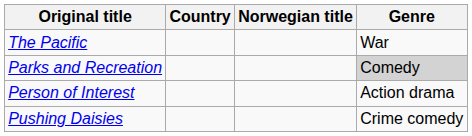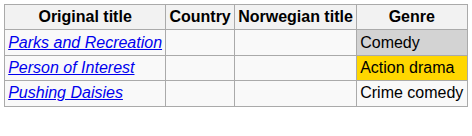- row: (48, 42)
(407, 93) no background -> (407, 67) gold background
